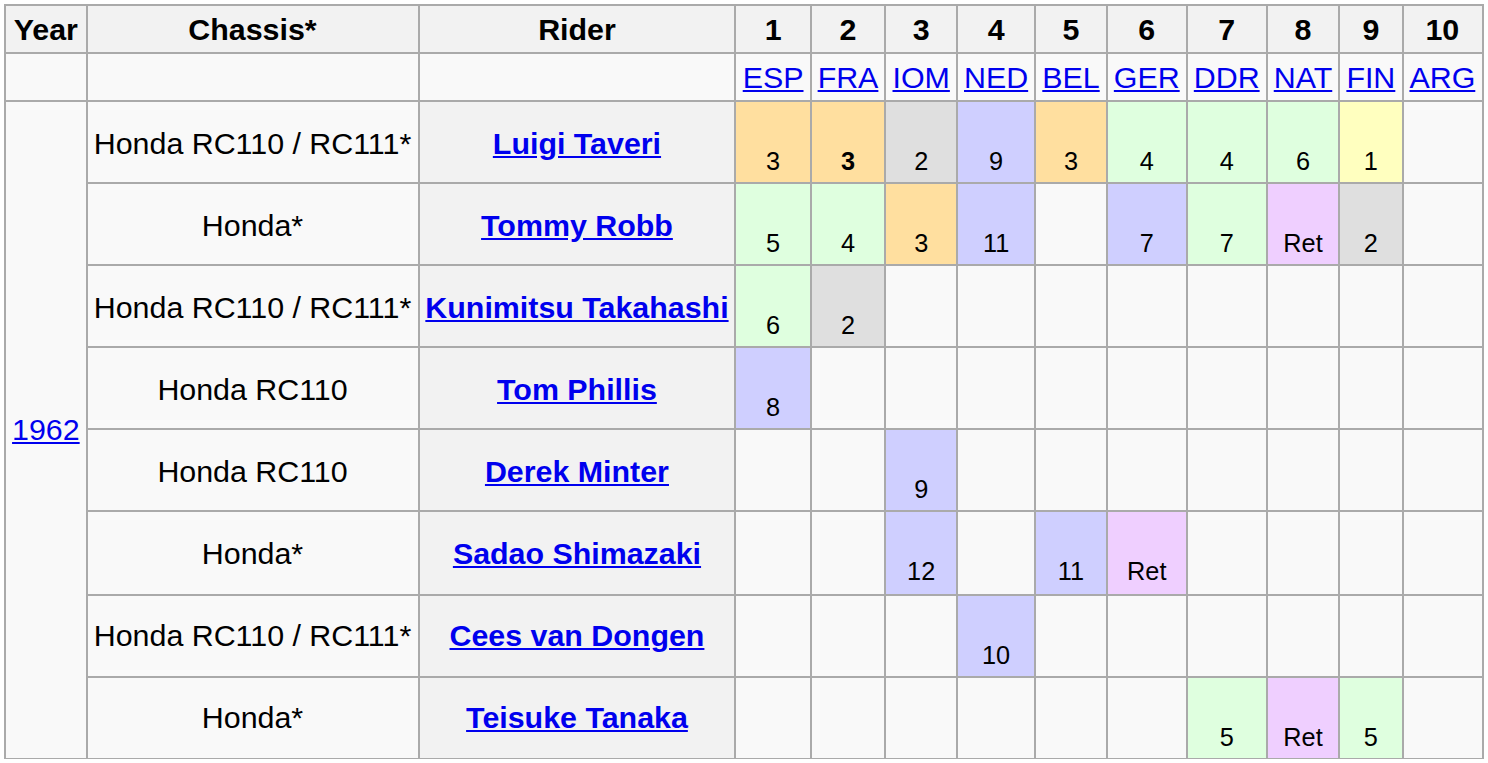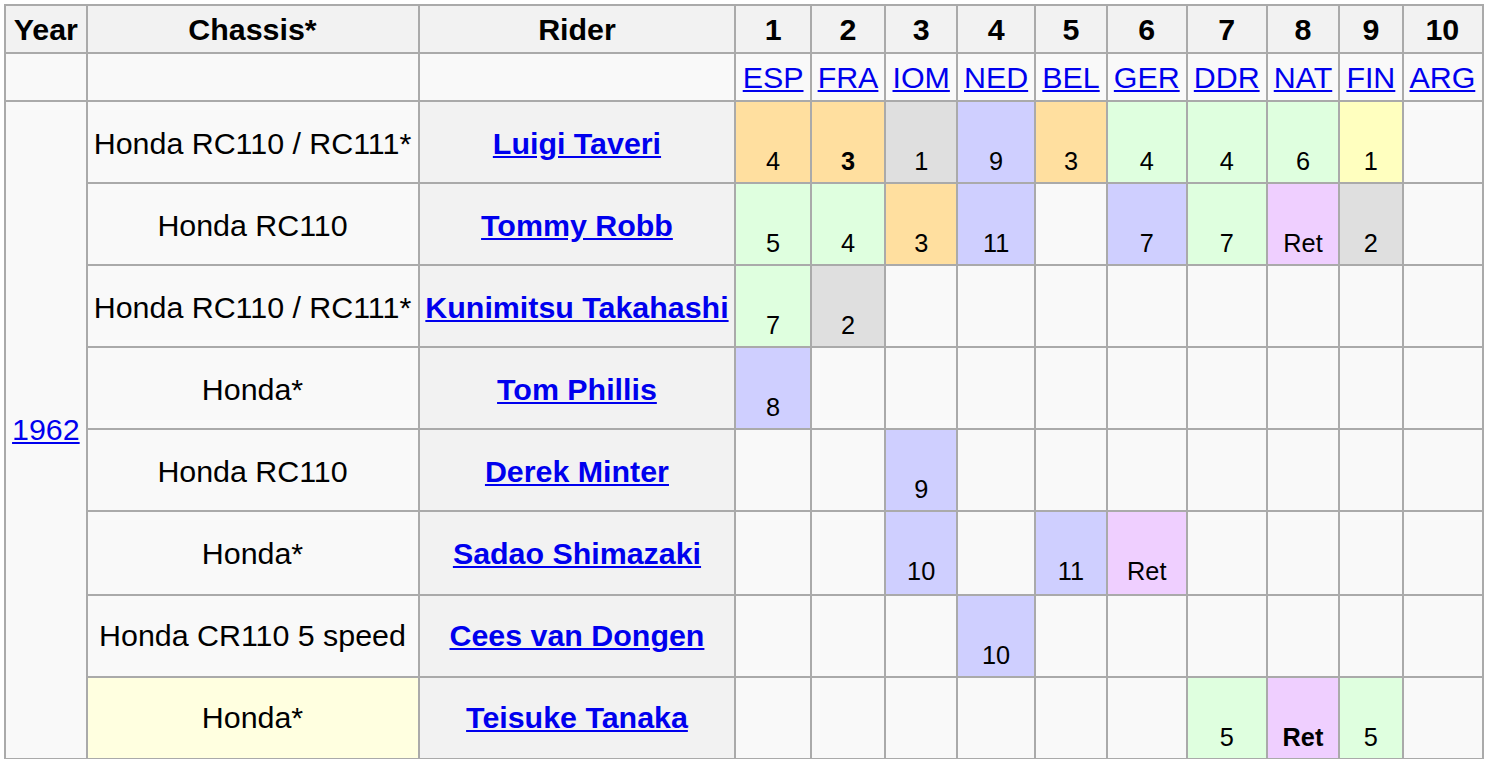(773, 162) 3 -> (773, 162) 4
(921, 162) 2 -> (921, 162) 1
(252, 225) Honda* -> (252, 225) Honda RC110
(773, 327) 6 -> (773, 327) 7
(252, 389) Honda RC110 -> (252, 389) Honda*
(921, 573) 12 -> (921, 573) 10
(252, 635) Honda RC110 / RC111* -> (252, 635) Honda CR110 5 speed
(252, 717) no background -> (252, 717) lightyellow background
(1303, 737) normal -> (1303, 734) bold
